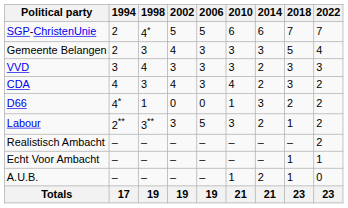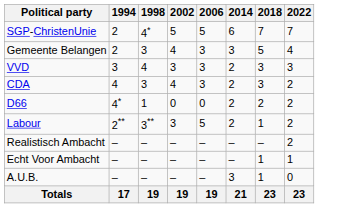- column: (241, 13)
(261, 103) 3 -> (232, 103) 2
(261, 177) 2 -> (232, 177) 3
